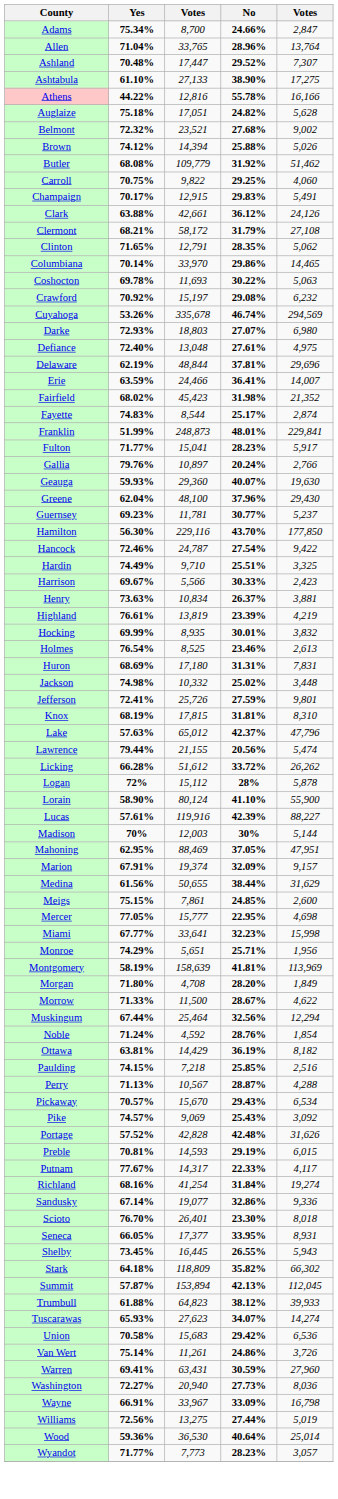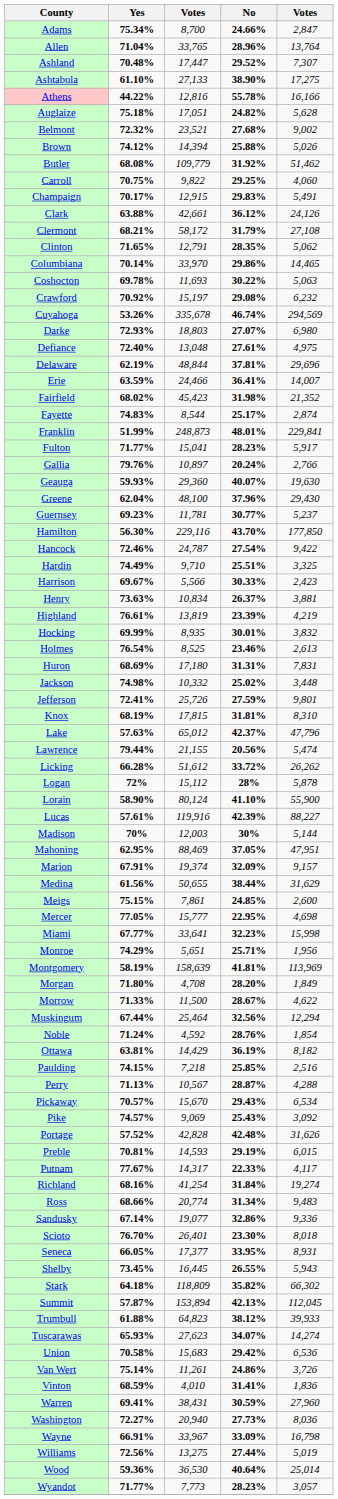+ row: (57, 1201)
+ row: (57, 1386)
(193, 1369) 63,431 -> (193, 1402) 38,431
